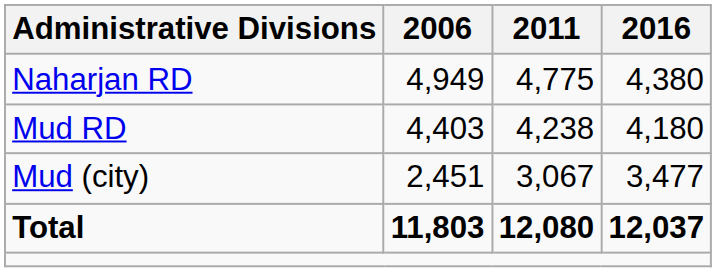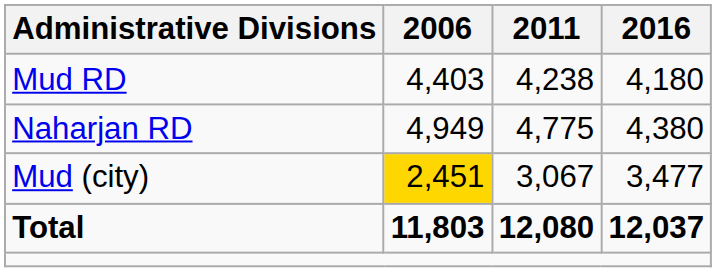rows swapped: (69, 128) <-> (102, 78)
(445, 177) no background -> (445, 177) gold background
